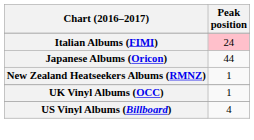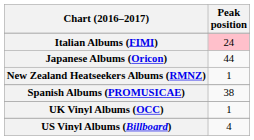+ row: (106, 93)
